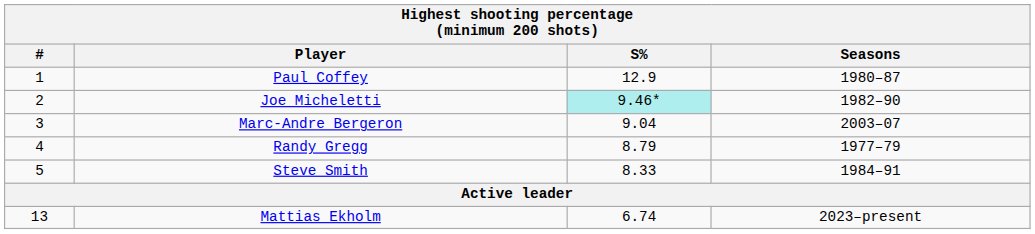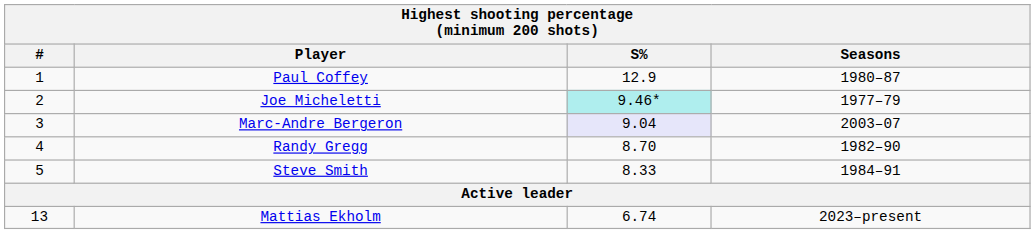(871, 102) 1982–90 -> (871, 102) 1977–79
(639, 125) no background -> (639, 125) lavender background
(639, 148) 8.79 -> (639, 148) 8.70
(871, 148) 1977–79 -> (871, 148) 1982–90
